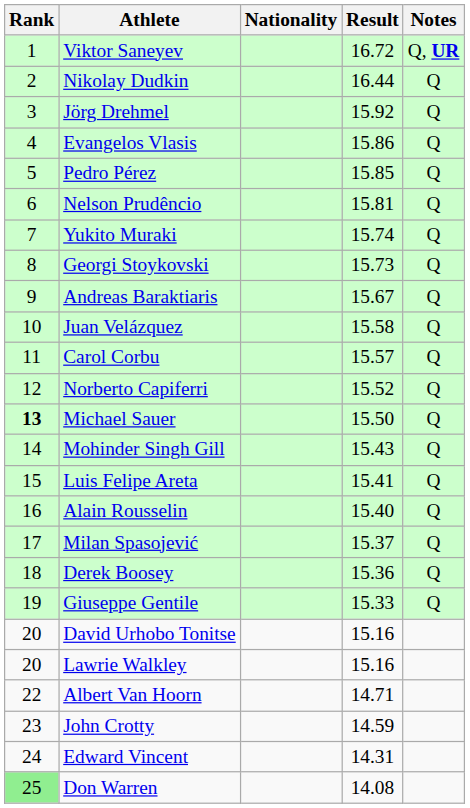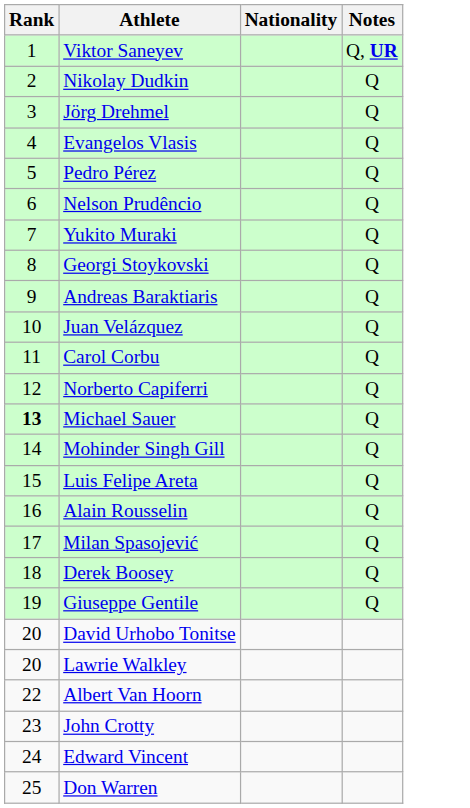- column: (372, 19)
(32, 787) lightgreen background -> (32, 787) no background
